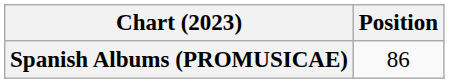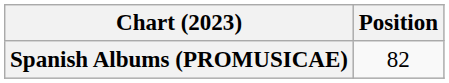(398, 59) 86 -> (398, 59) 82
